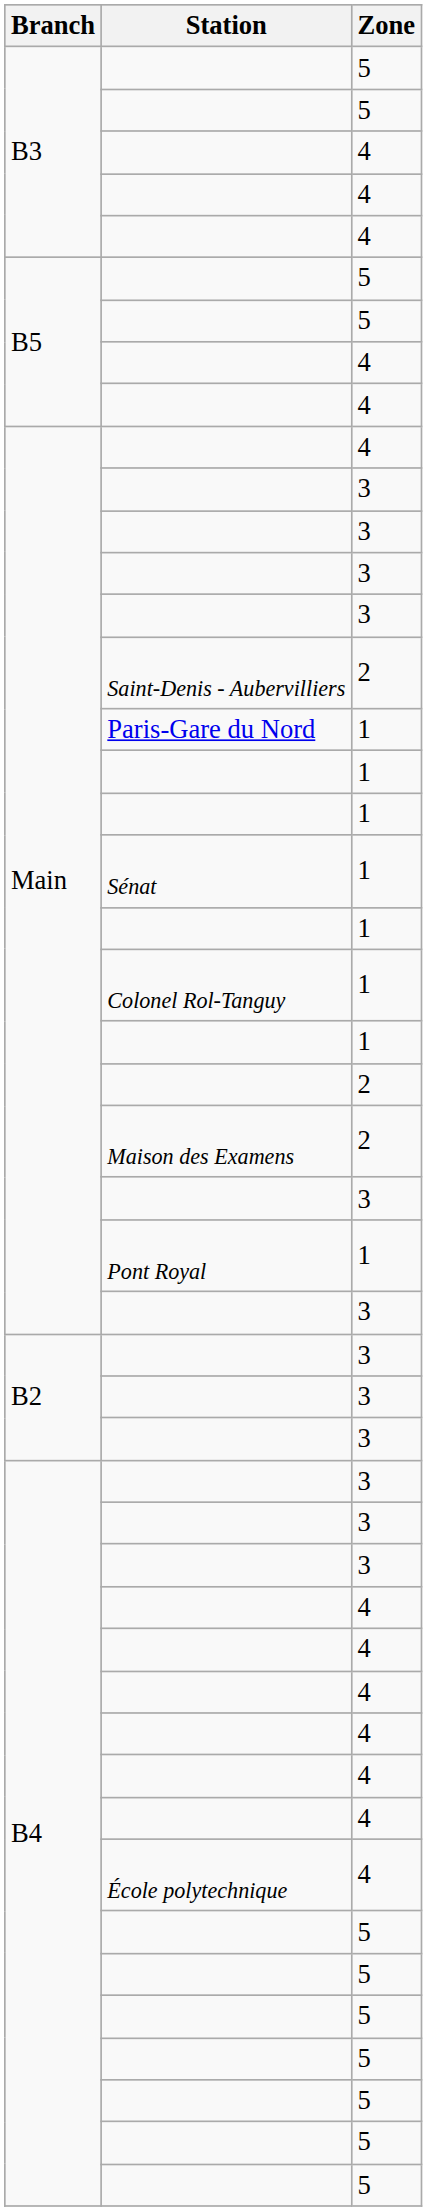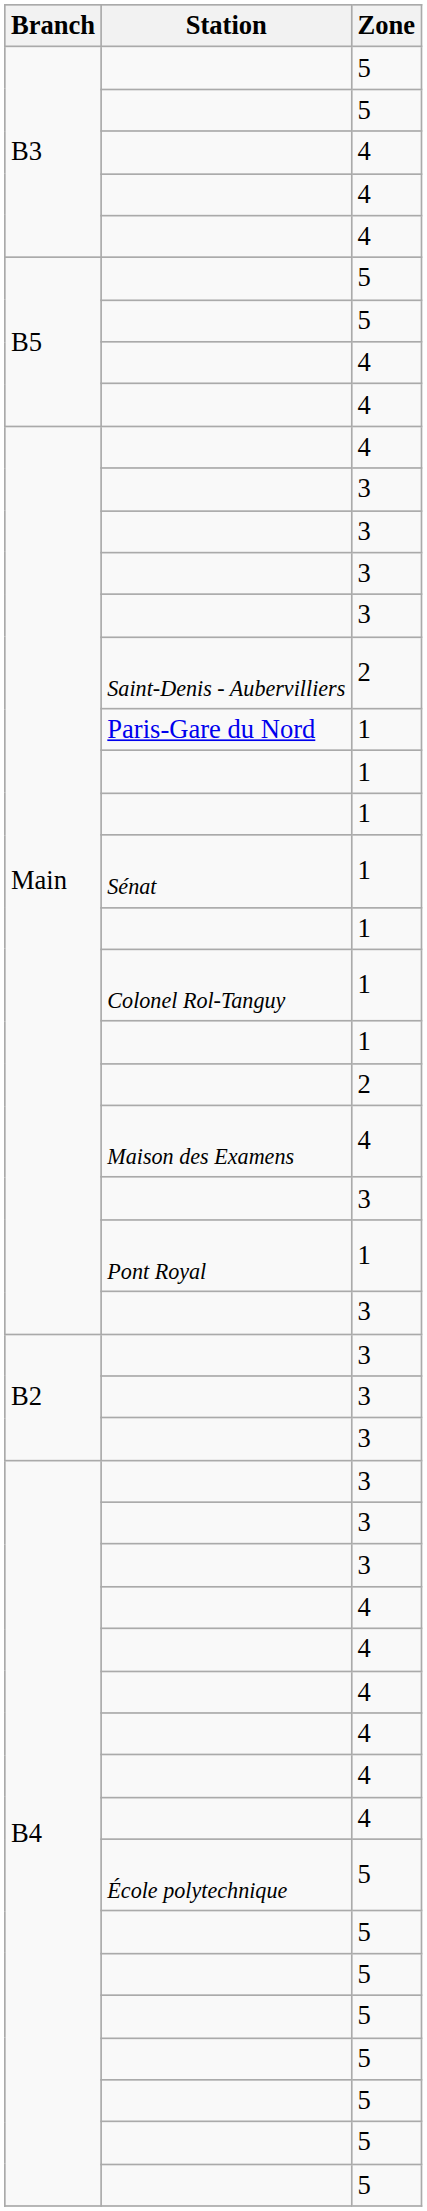(364, 1141) 2 -> (364, 1141) 4
(364, 1874) 4 -> (364, 1874) 5
